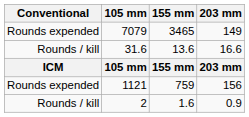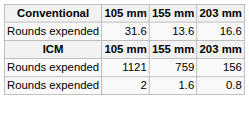- row: (134, 31)
(68, 49) Rounds / kill -> (53, 31) Rounds expended
(68, 103) Rounds / kill -> (53, 85) Rounds expended
(234, 103) 0.9 -> (234, 85) 0.8
